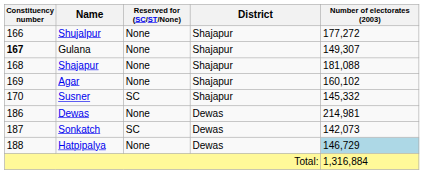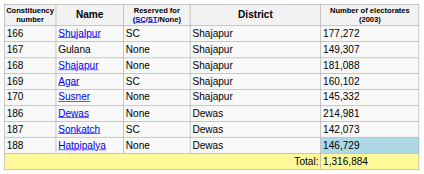(138, 33) None -> (133, 33) SC
(15, 49) bold -> (15, 49) normal
(138, 81) None -> (133, 81) SC
(133, 97) SC -> (138, 97) None
